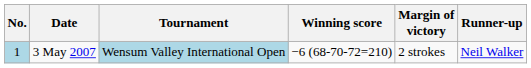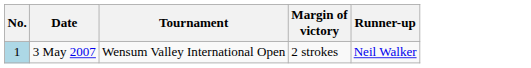- column: (342, 23)
(194, 52) lightblue background -> (194, 52) no background
